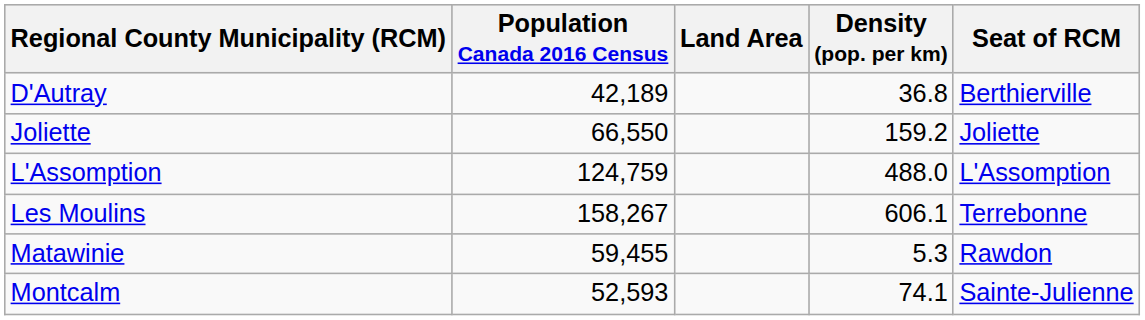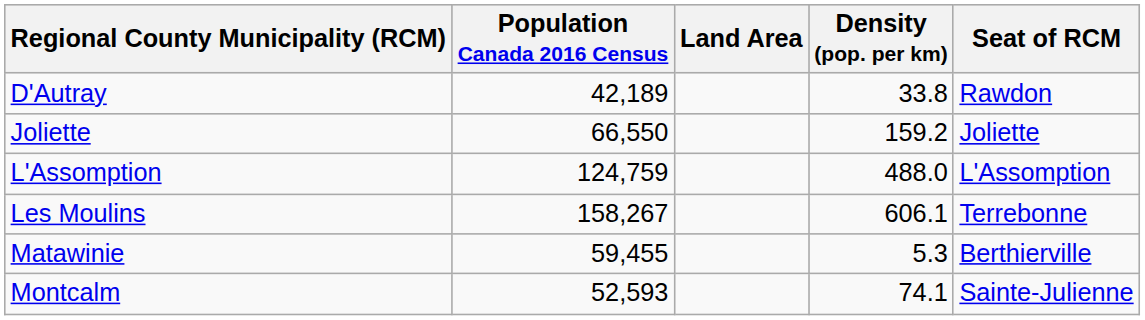(923, 93) 36.8 -> (923, 93) 33.8
(1025, 93) Berthierville -> (1006, 93) Rawdon
(1006, 253) Rawdon -> (1025, 253) Berthierville
